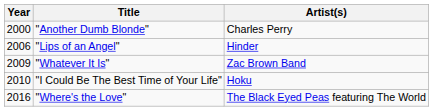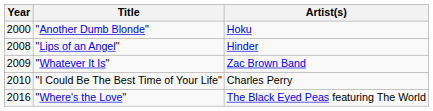(259, 30) Charles Perry -> (239, 30) Hoku
(19, 47) 2006 -> (19, 47) 2008
(239, 81) Hoku -> (259, 81) Charles Perry
